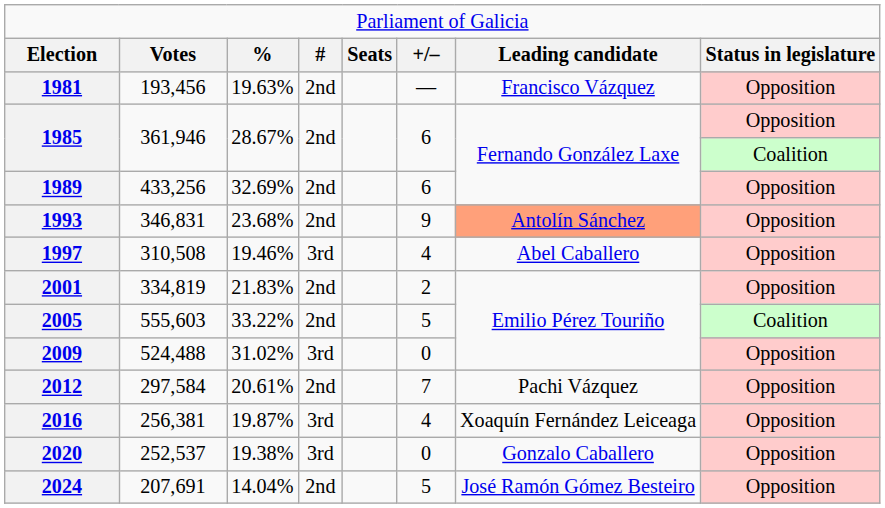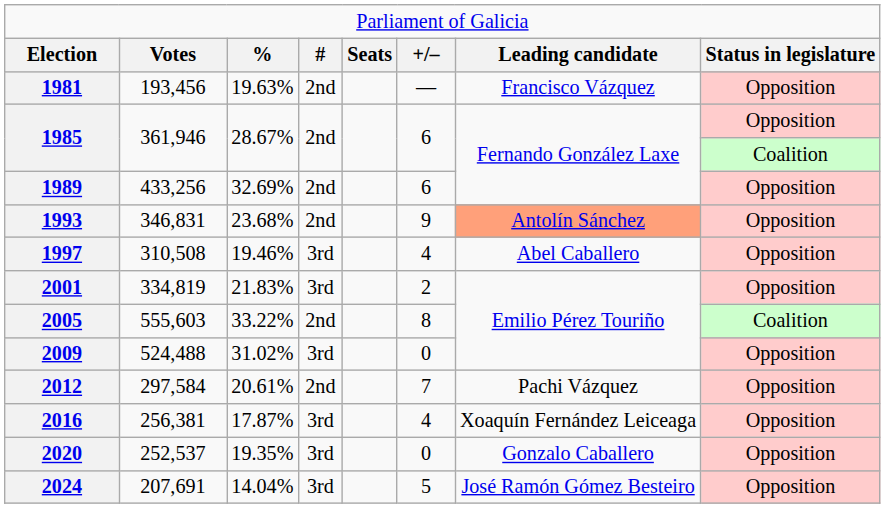(320, 287) 2nd -> (320, 287) 3rd
(426, 320) 5 -> (426, 320) 8
(262, 420) 19.87% -> (262, 420) 17.87%
(262, 453) 19.38% -> (262, 453) 19.35%
(320, 487) 2nd -> (320, 487) 3rd
